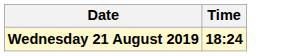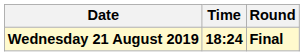+ column: (272, 16)
